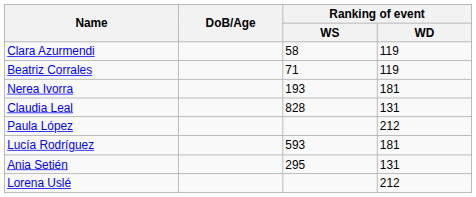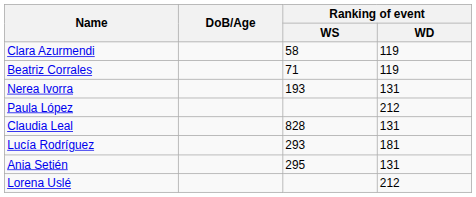(390, 89) 181 -> (390, 89) 131
rows swapped: (40, 108) <-> (40, 127)
(295, 145) 593 -> (295, 145) 293
